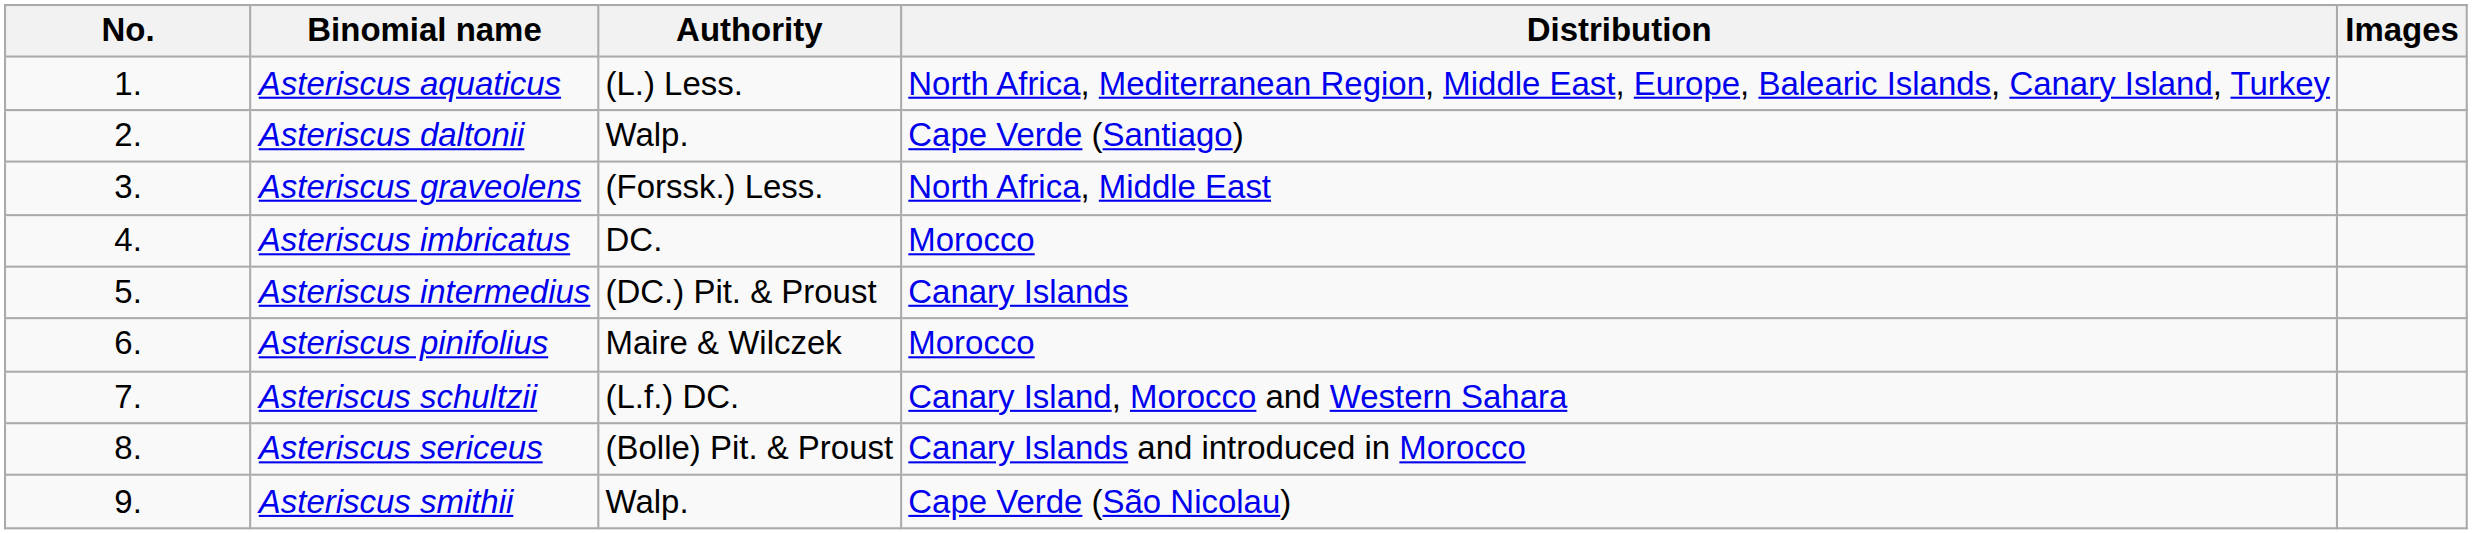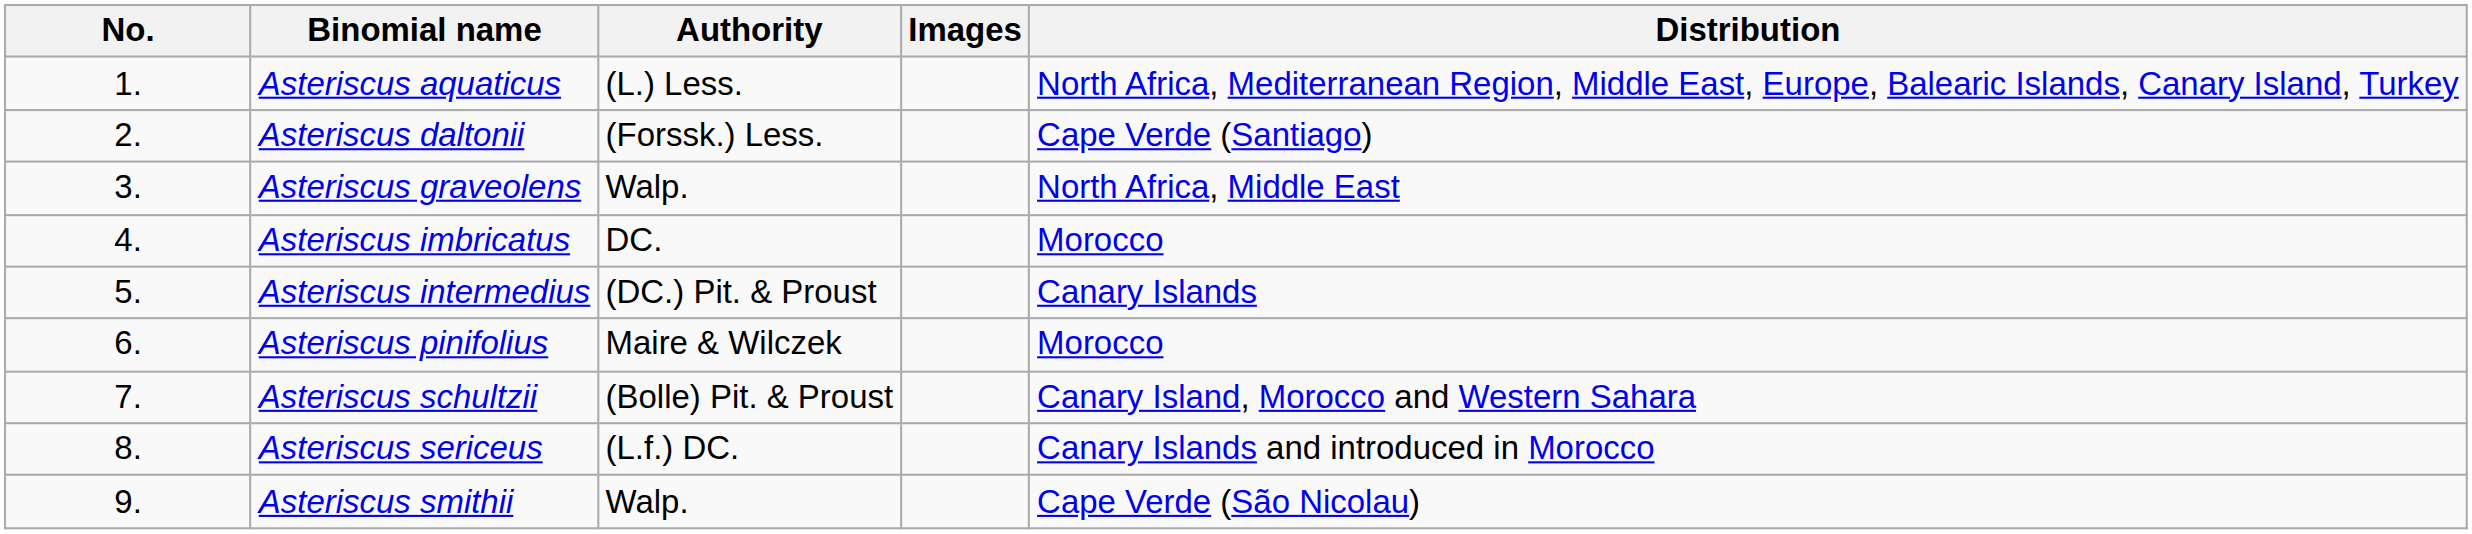columns swapped: (1619, 30) <-> (2402, 30)
(647, 135) Walp. -> (714, 135) (Forssk.) Less.
(714, 187) (Forssk.) Less. -> (647, 187) Walp.
(672, 396) (L.f.) DC. -> (749, 396) (Bolle) Pit. & Proust
(749, 448) (Bolle) Pit. & Proust -> (672, 448) (L.f.) DC.
